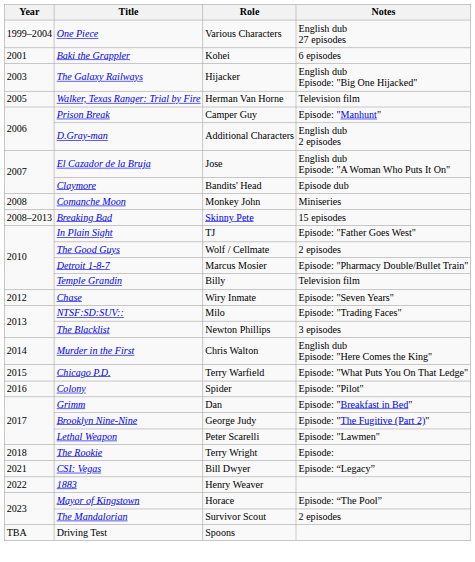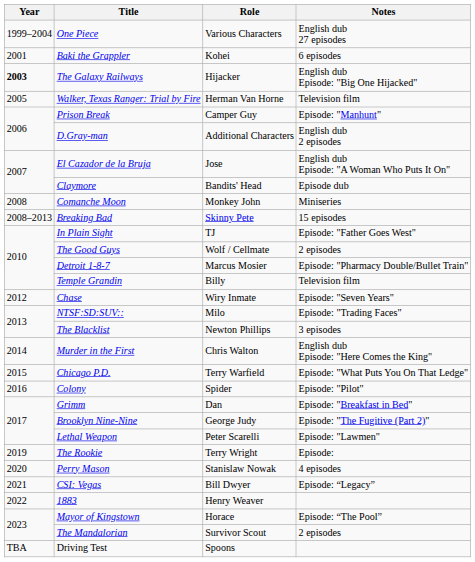(17, 77) normal -> (17, 77) bold
(17, 452) 2018 -> (17, 452) 2019
+ row: (83, 468)
